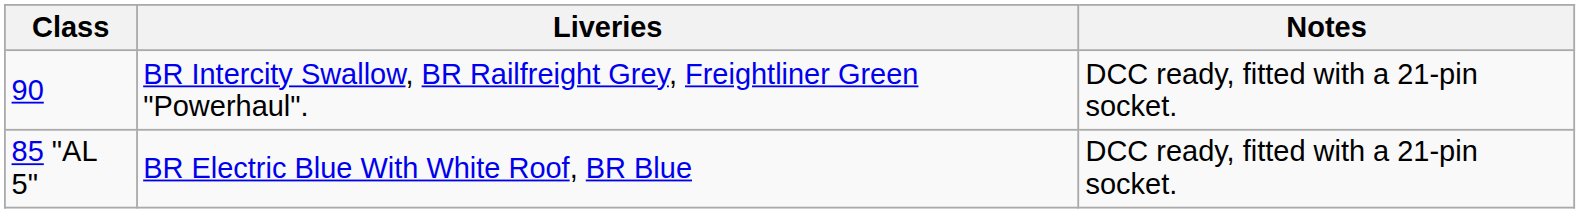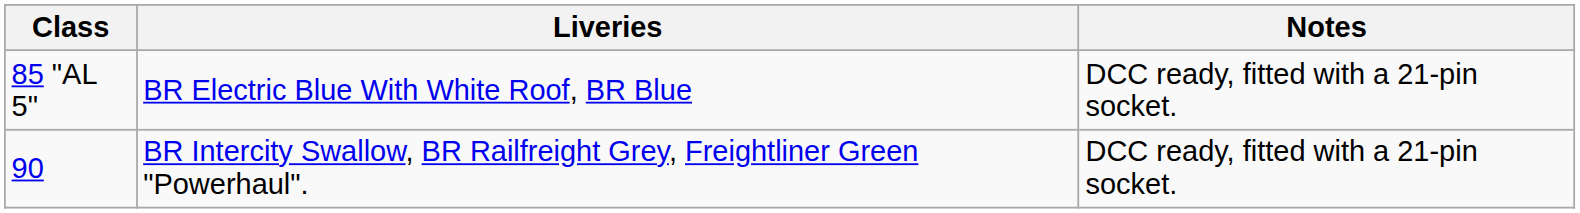rows swapped: (55, 168) <-> (28, 89)
